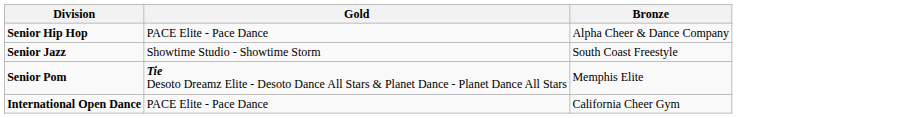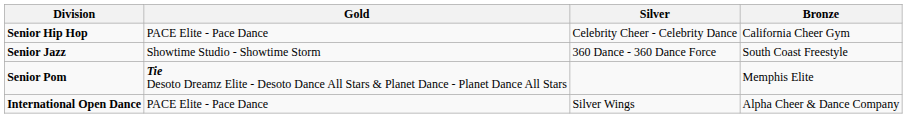+ column: (655, 14)
(651, 33) Alpha Cheer & Dance Company -> (796, 33) California Cheer Gym
(626, 103) California Cheer Gym -> (821, 103) Alpha Cheer & Dance Company
